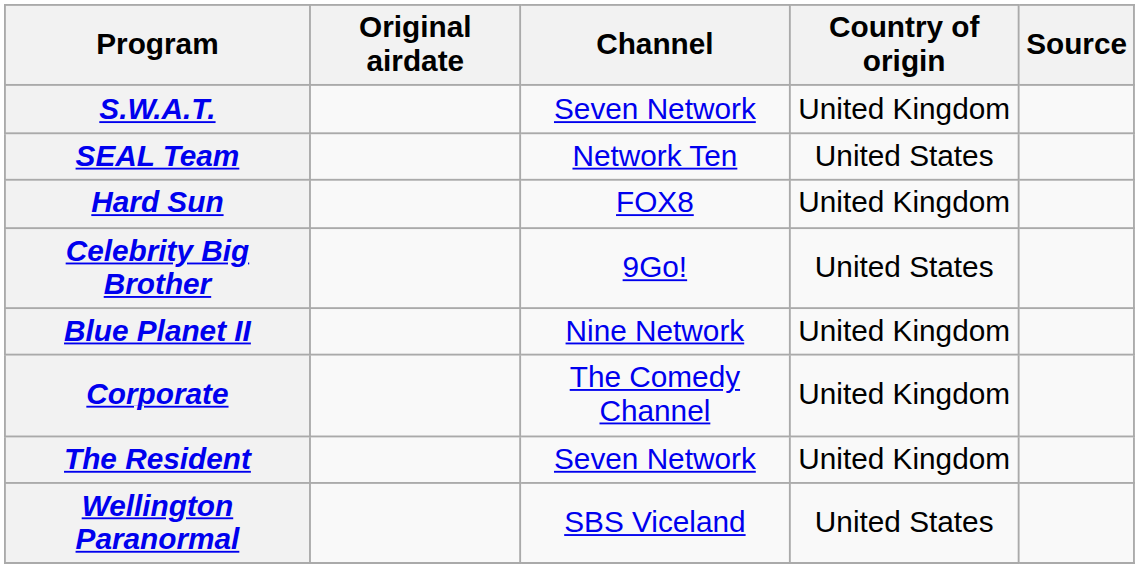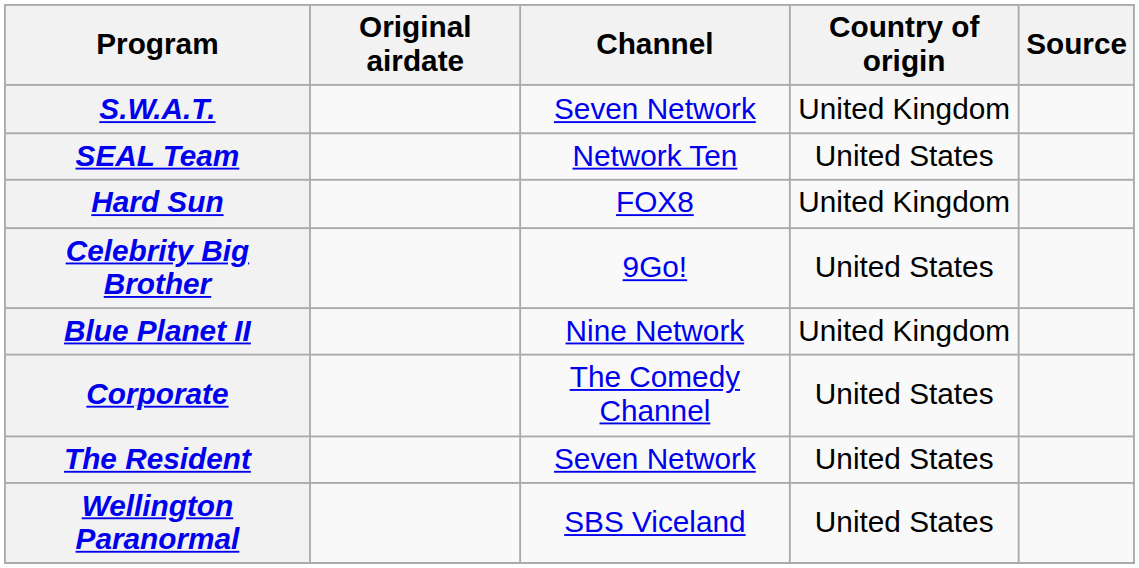(904, 394) United Kingdom -> (904, 394) United States
(904, 458) United Kingdom -> (904, 458) United States
